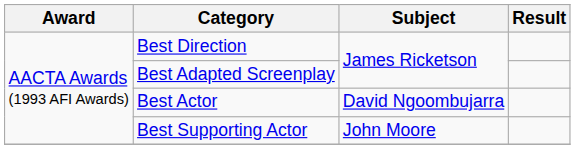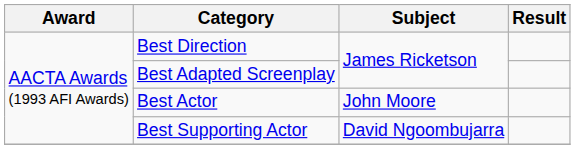(424, 102) David Ngoombujarra -> (389, 102) John Moore
(389, 130) John Moore -> (424, 130) David Ngoombujarra
